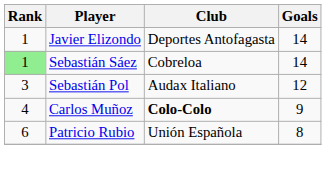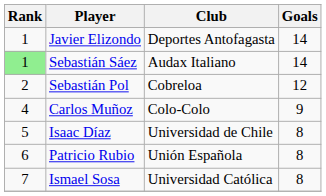(175, 62) Cobreloa -> (192, 62) Audax Italiano
(25, 86) 3 -> (25, 86) 2
(192, 86) Audax Italiano -> (175, 86) Cobreloa
(180, 109) bold -> (179, 109) normal
+ row: (80, 132)
+ row: (84, 179)
